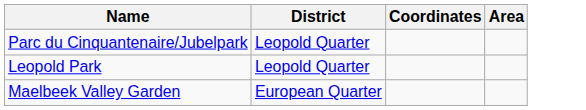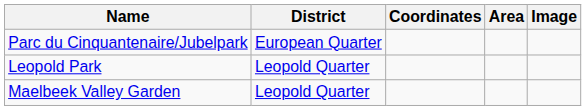+ column: (554, 17)
(312, 42) Leopold Quarter -> (318, 42) European Quarter
(318, 92) European Quarter -> (312, 92) Leopold Quarter
